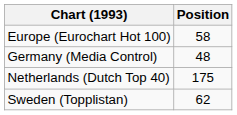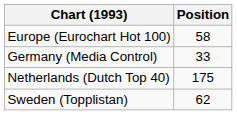(203, 57) 48 -> (203, 57) 33
